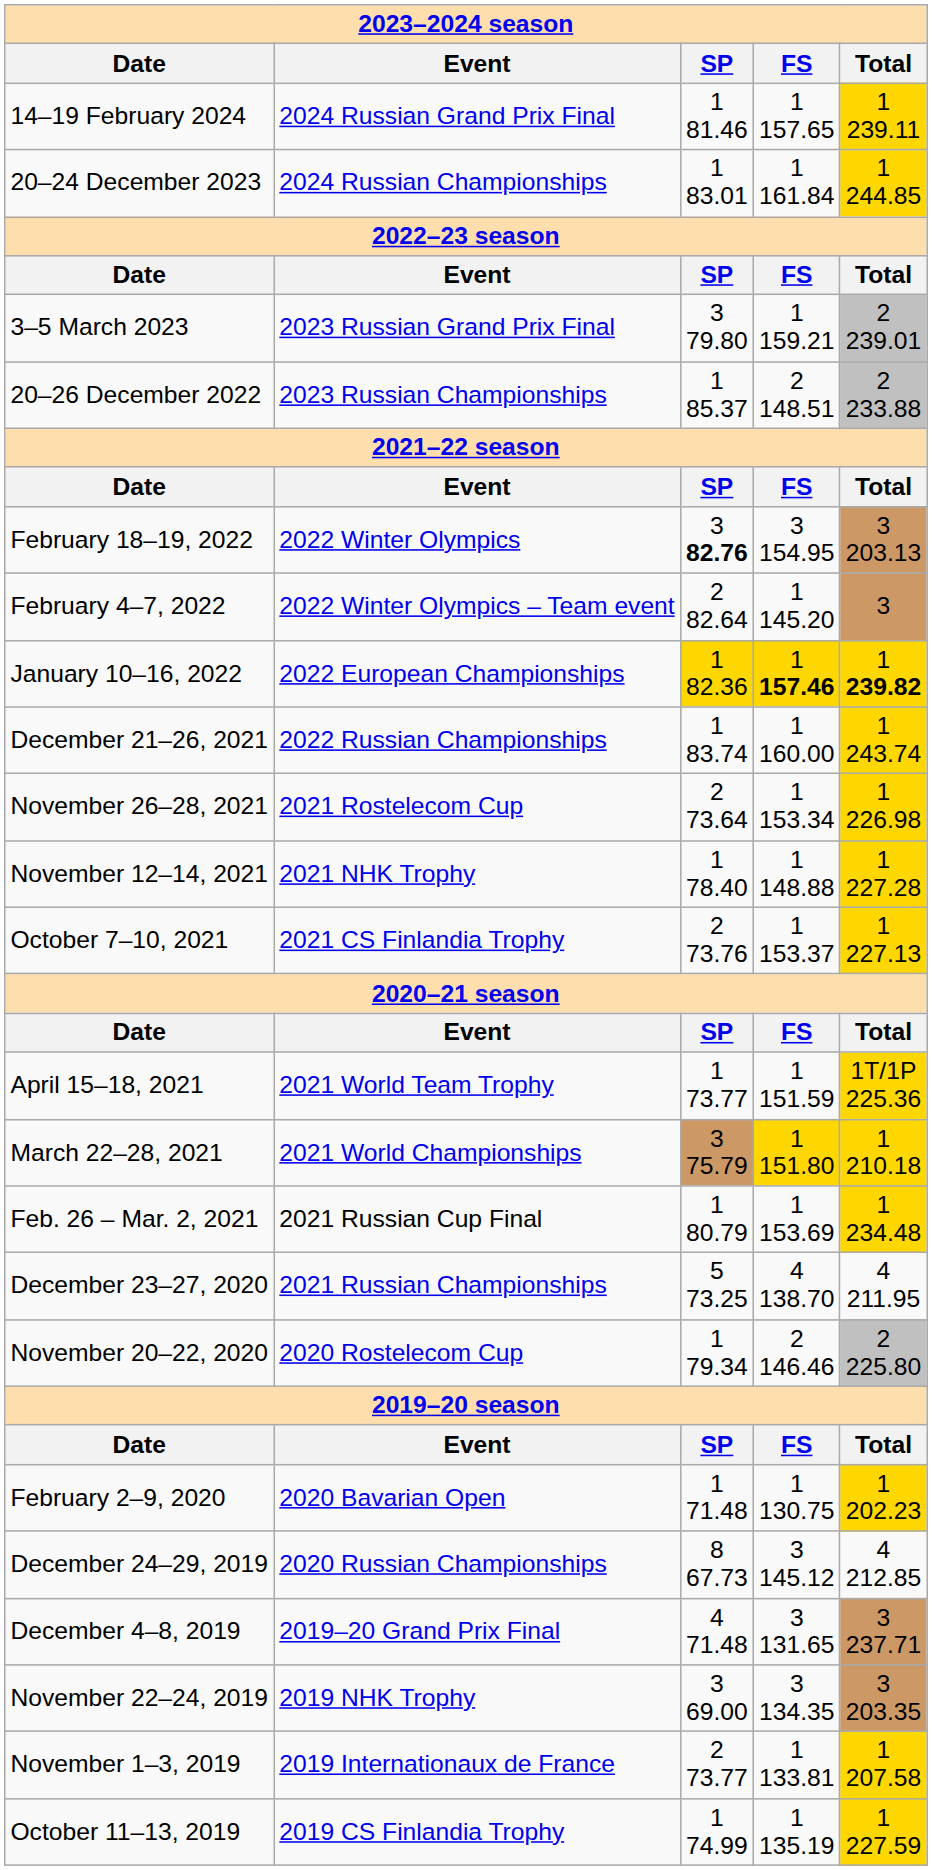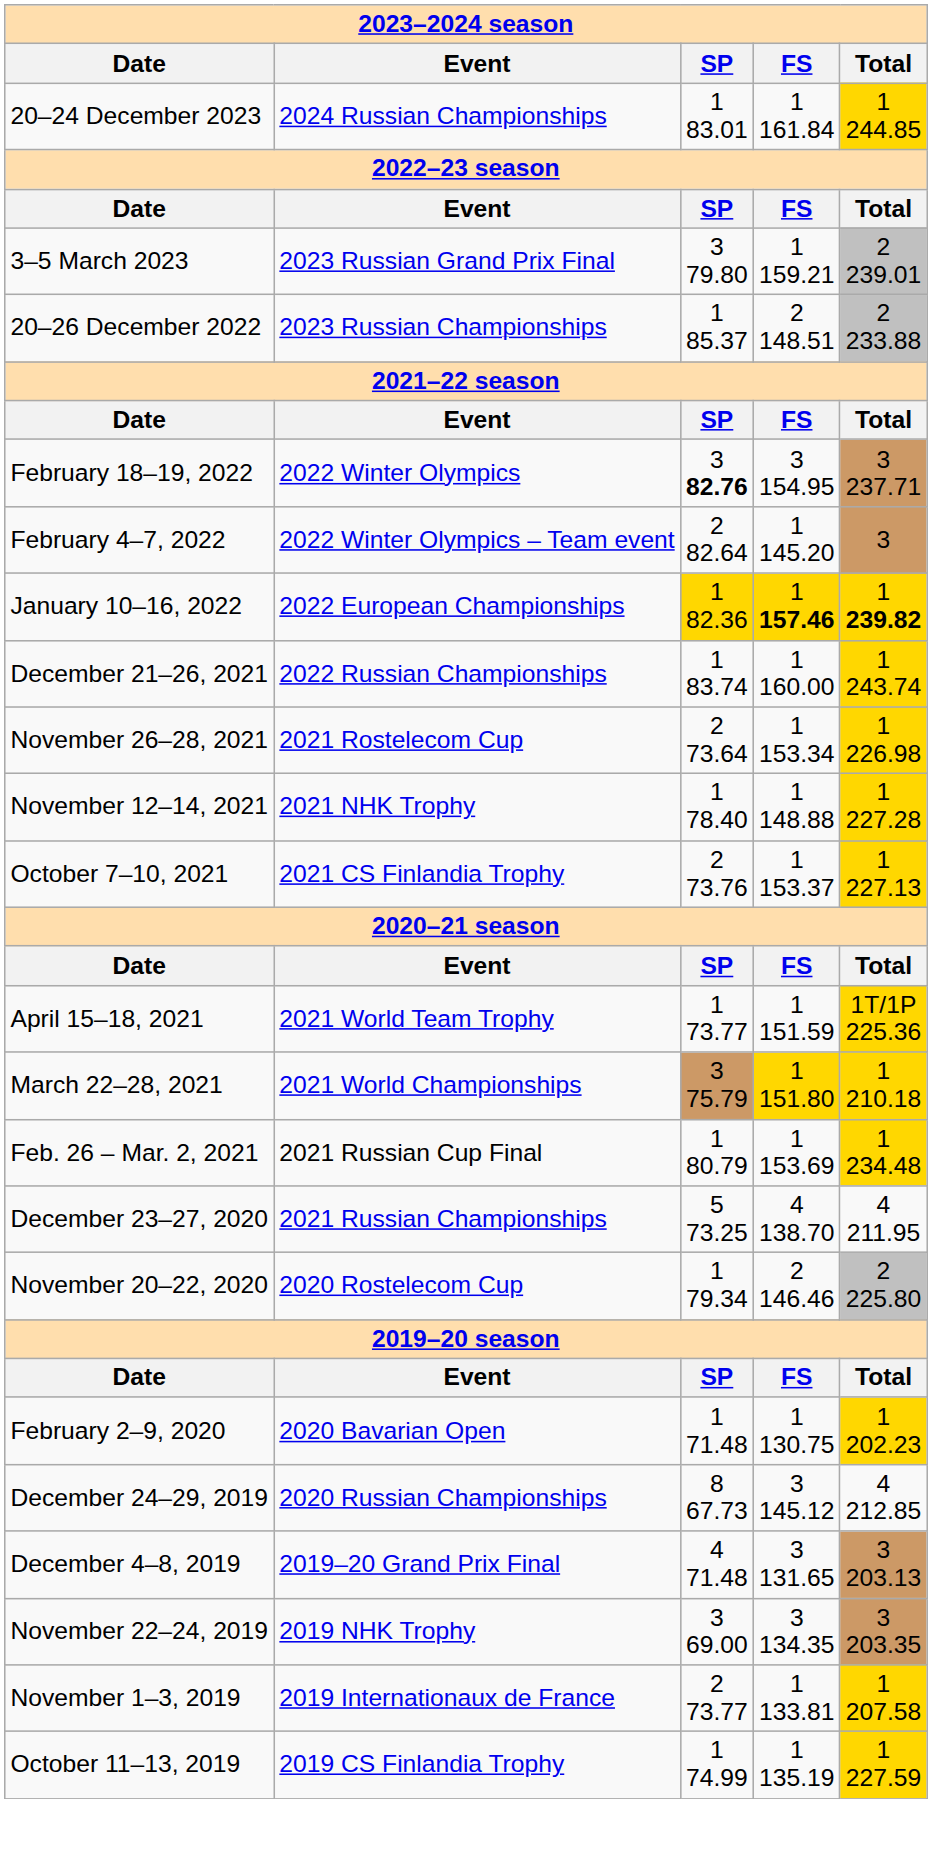- row: (128, 116)
(883, 539) 3 203.13 -> (883, 472) 3 237.71
(883, 1631) 3 237.71 -> (883, 1564) 3 203.13
